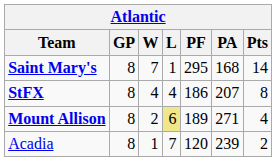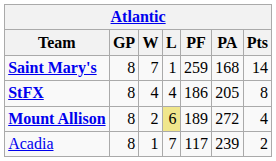(196, 67) 295 -> (196, 67) 259
(227, 93) 207 -> (227, 93) 205
(227, 118) 271 -> (227, 118) 272
(196, 144) 120 -> (196, 144) 117
